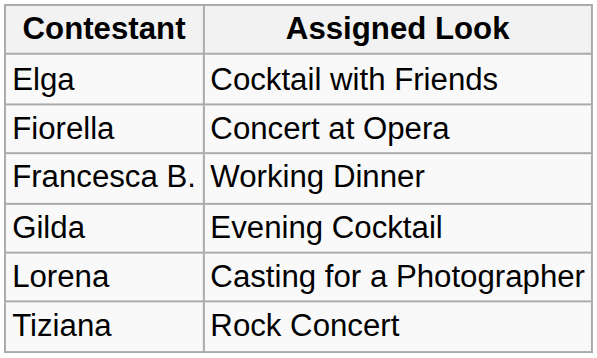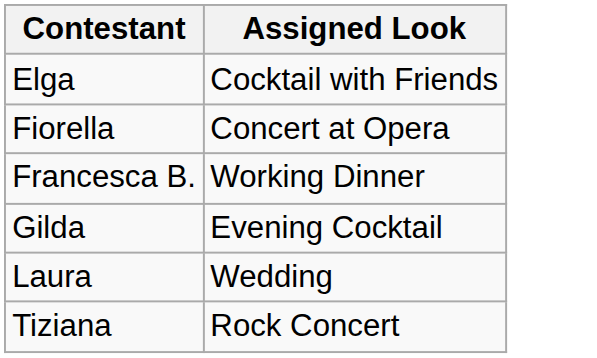+ row: (52, 276)
- row: (61, 276)
